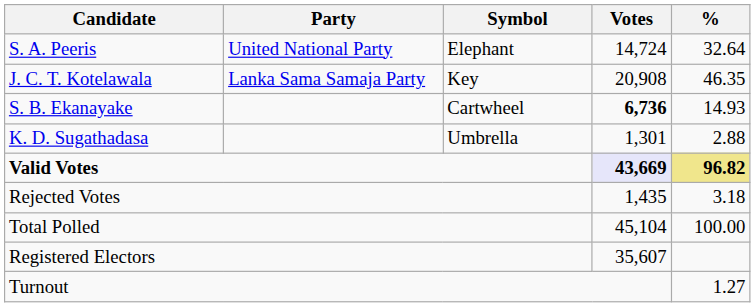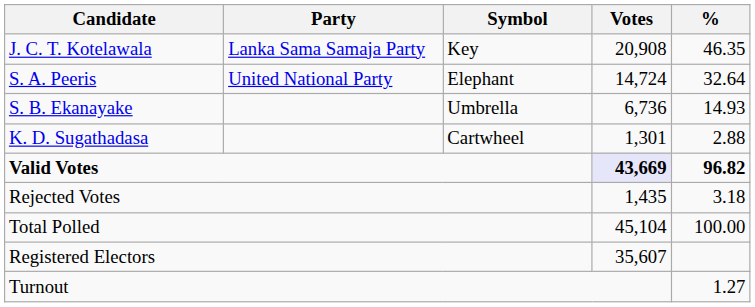rows swapped: (80, 78) <-> (53, 49)
(486, 108) Cartwheel -> (483, 108) Umbrella
(646, 108) bold -> (646, 108) normal
(483, 138) Umbrella -> (486, 138) Cartwheel
(724, 167) khaki background -> (724, 167) no background
